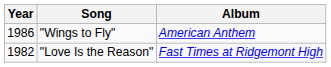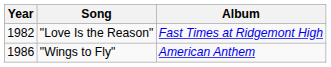rows swapped: (97, 52) <-> (78, 33)
